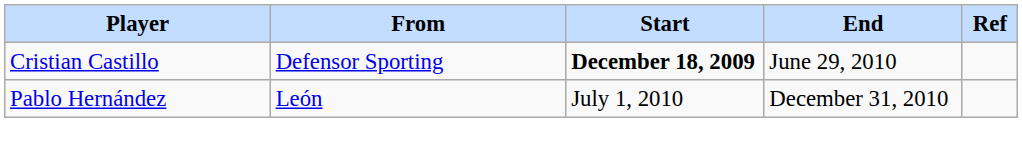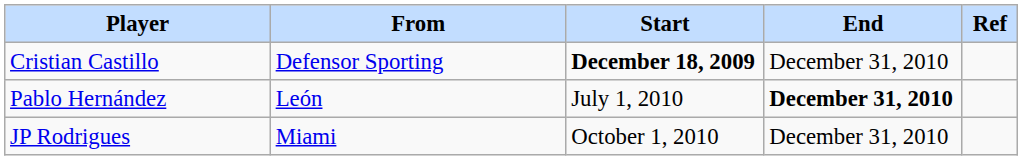(833, 61) June 29, 2010 -> (859, 61) December 31, 2010
(859, 98) normal -> (861, 98) bold
+ row: (70, 136)
